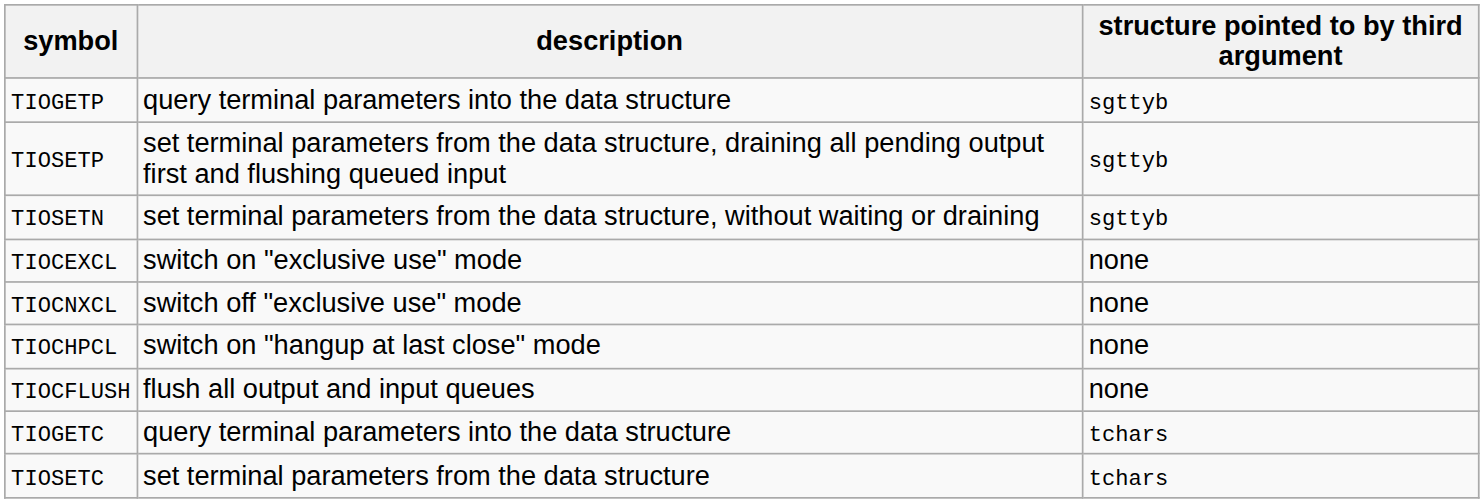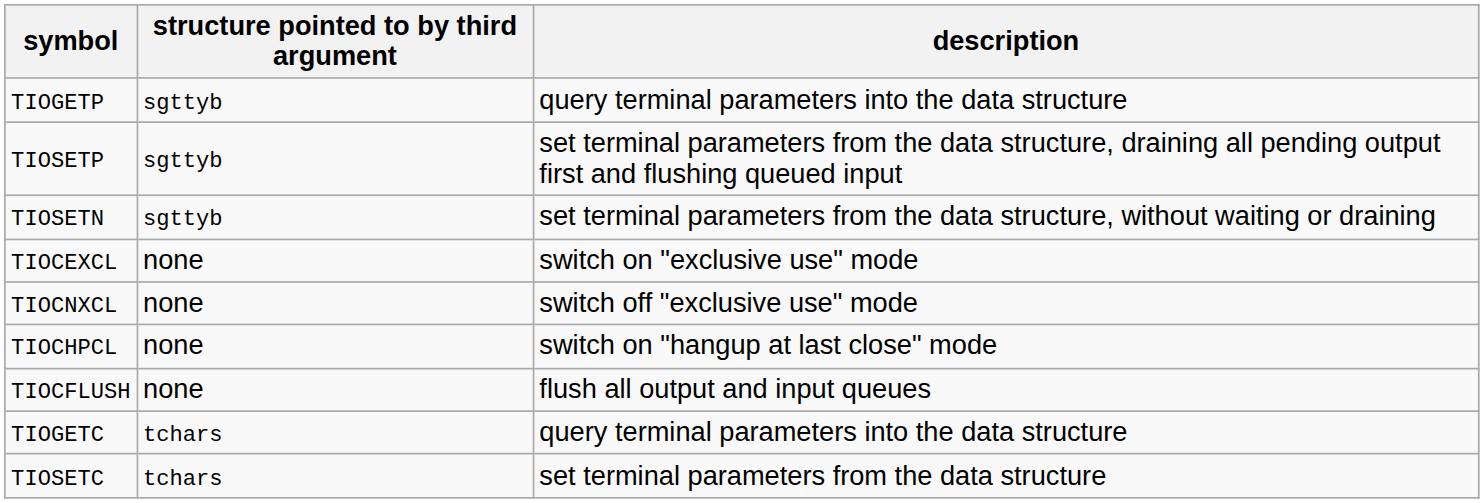columns swapped: (1281, 41) <-> (610, 41)
